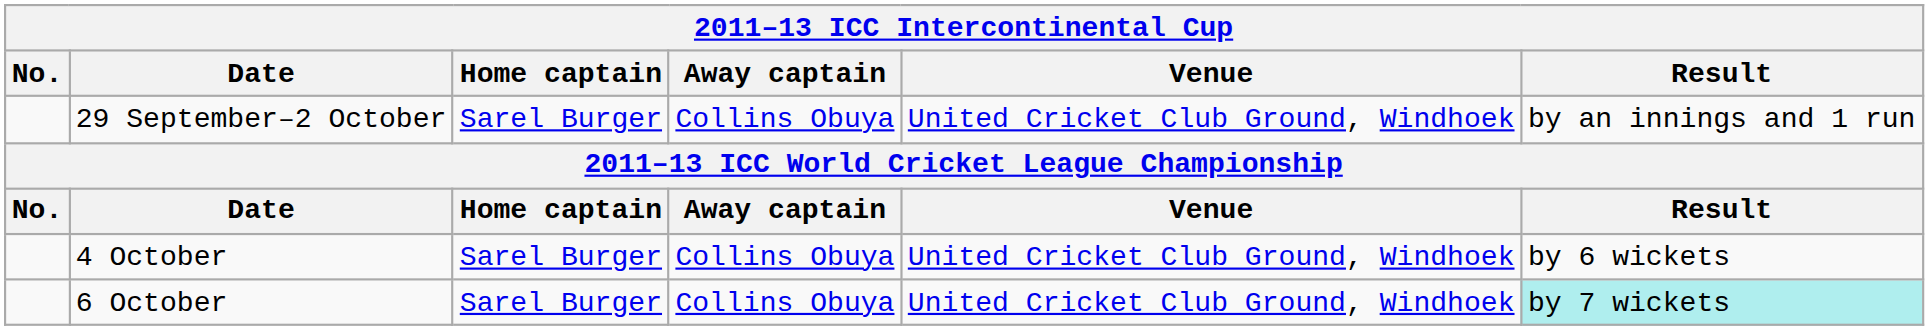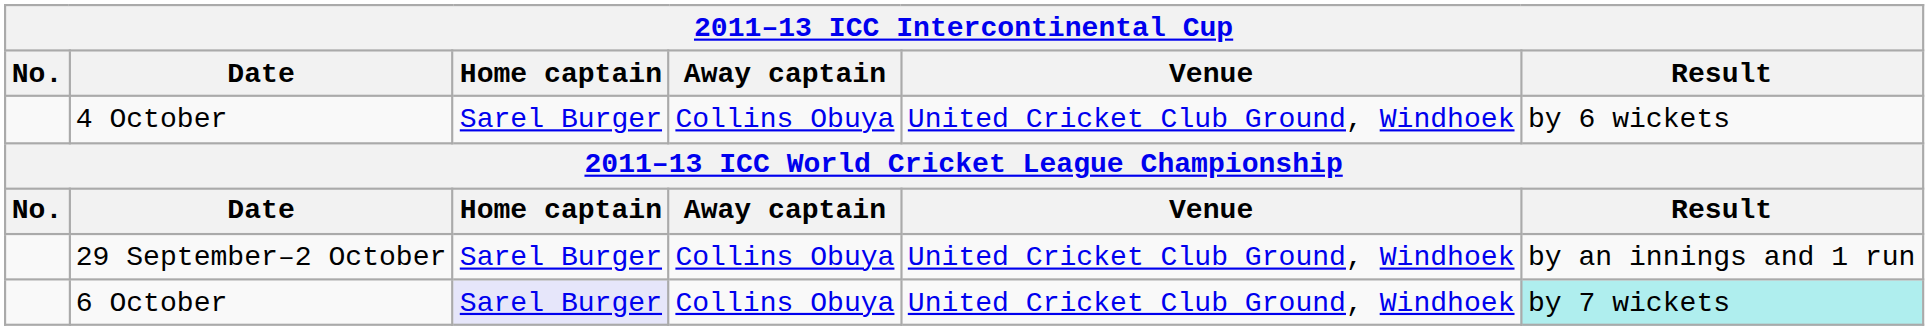rows swapped: (261, 119) <-> (152, 257)
(561, 303) no background -> (561, 303) lavender background
